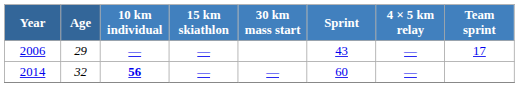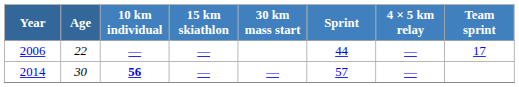(81, 51) 29 -> (81, 51) 22
(342, 51) 43 -> (342, 51) 44
(81, 72) 32 -> (81, 72) 30
(342, 72) 60 -> (342, 72) 57
